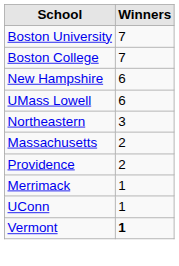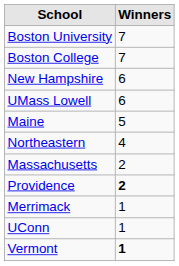+ row: (26, 121)
(122, 121) 3 -> (122, 143) 4
(122, 164) normal -> (122, 185) bold
